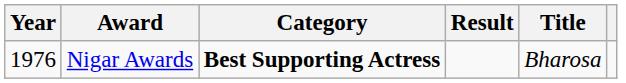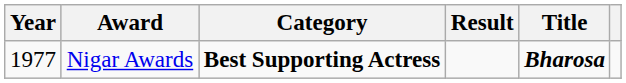(33, 59) 1976 -> (33, 59) 1977
(563, 59) normal -> (565, 59) bold
